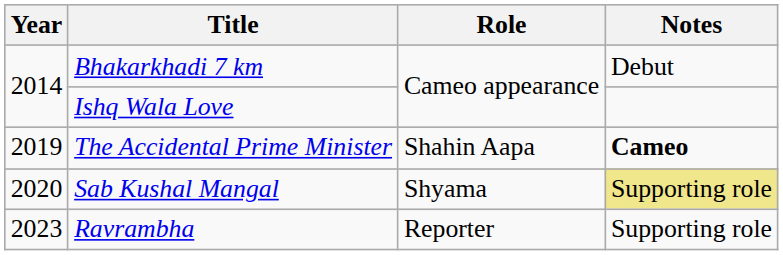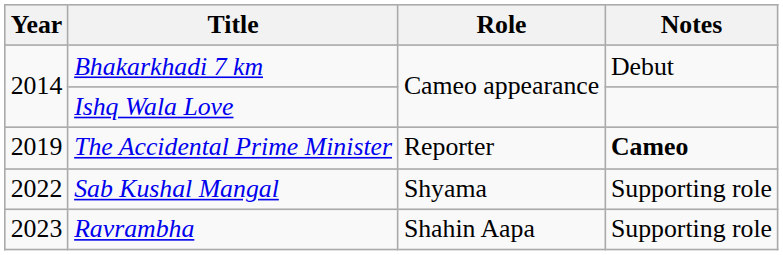(469, 147) Shahin Aapa -> (449, 147) Reporter
(37, 188) 2020 -> (37, 188) 2022
(692, 188) khaki background -> (692, 188) no background
(449, 229) Reporter -> (469, 229) Shahin Aapa
